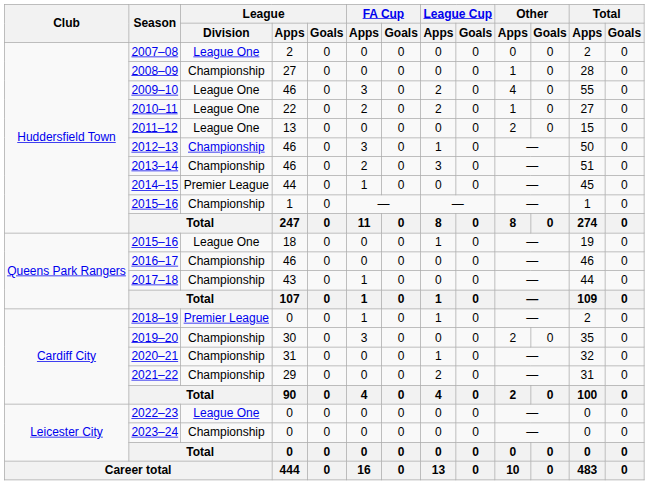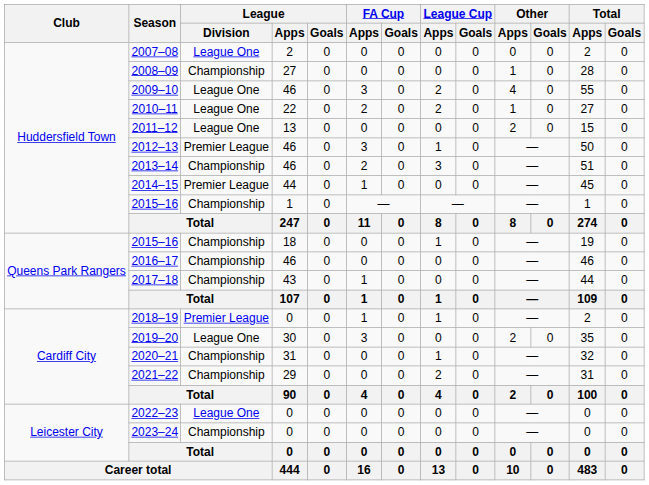(226, 147) Championship -> (226, 147) Premier League
(226, 242) League One -> (226, 242) Championship
(226, 337) Championship -> (226, 337) League One
